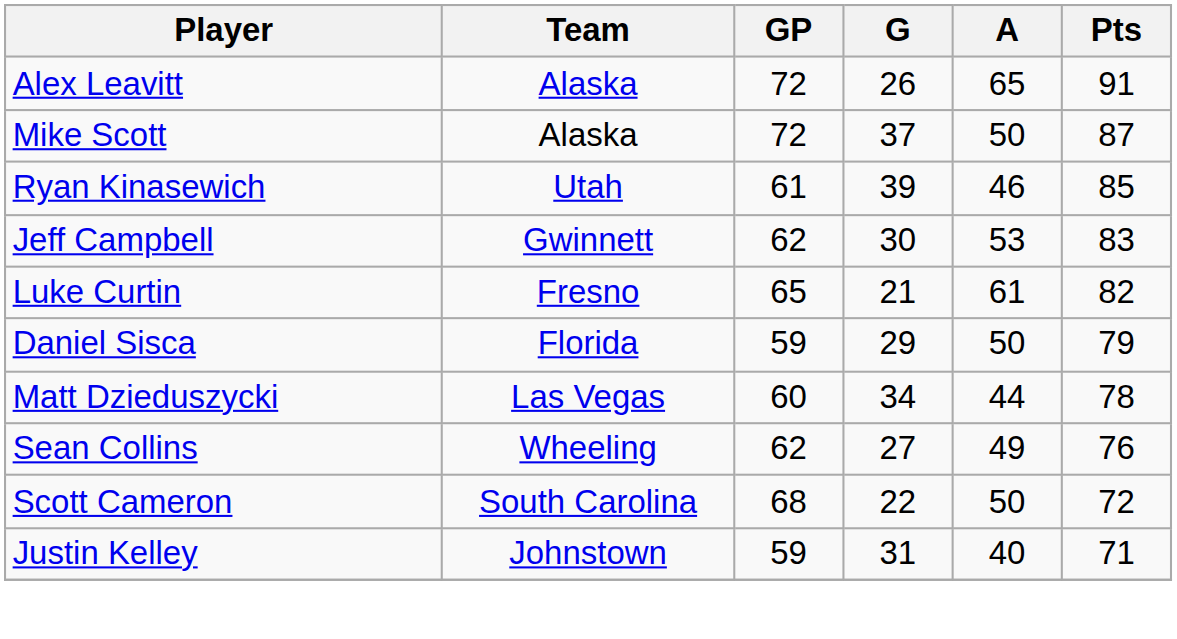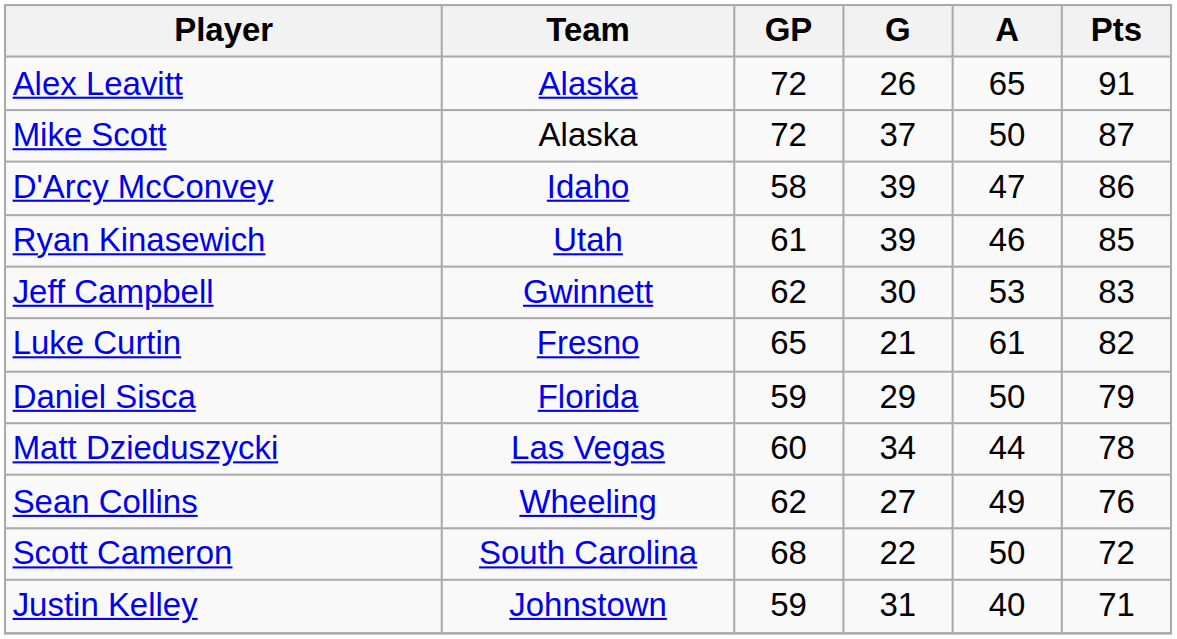+ row: (143, 187)
